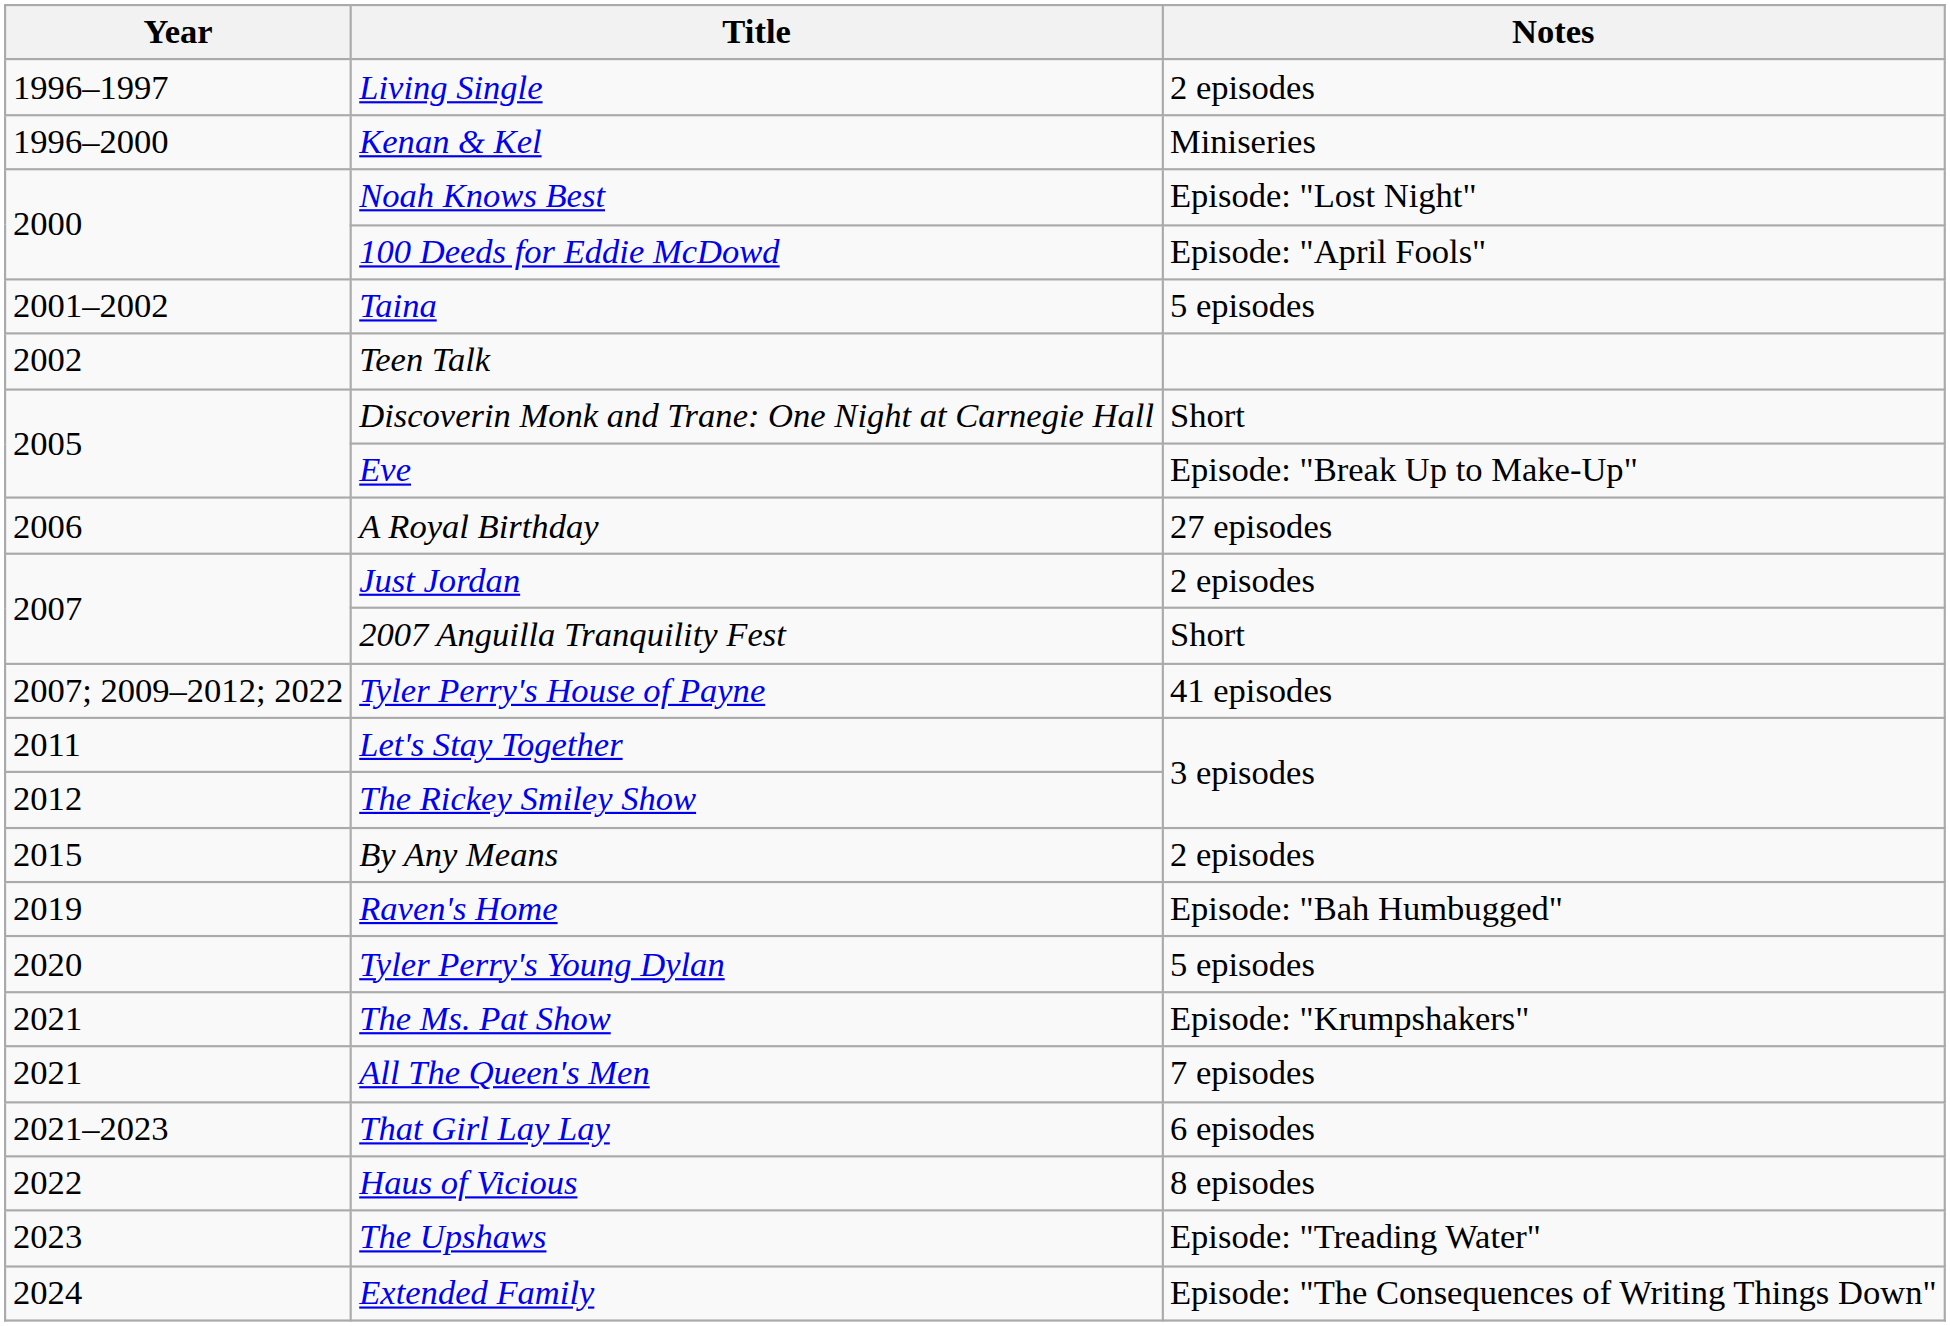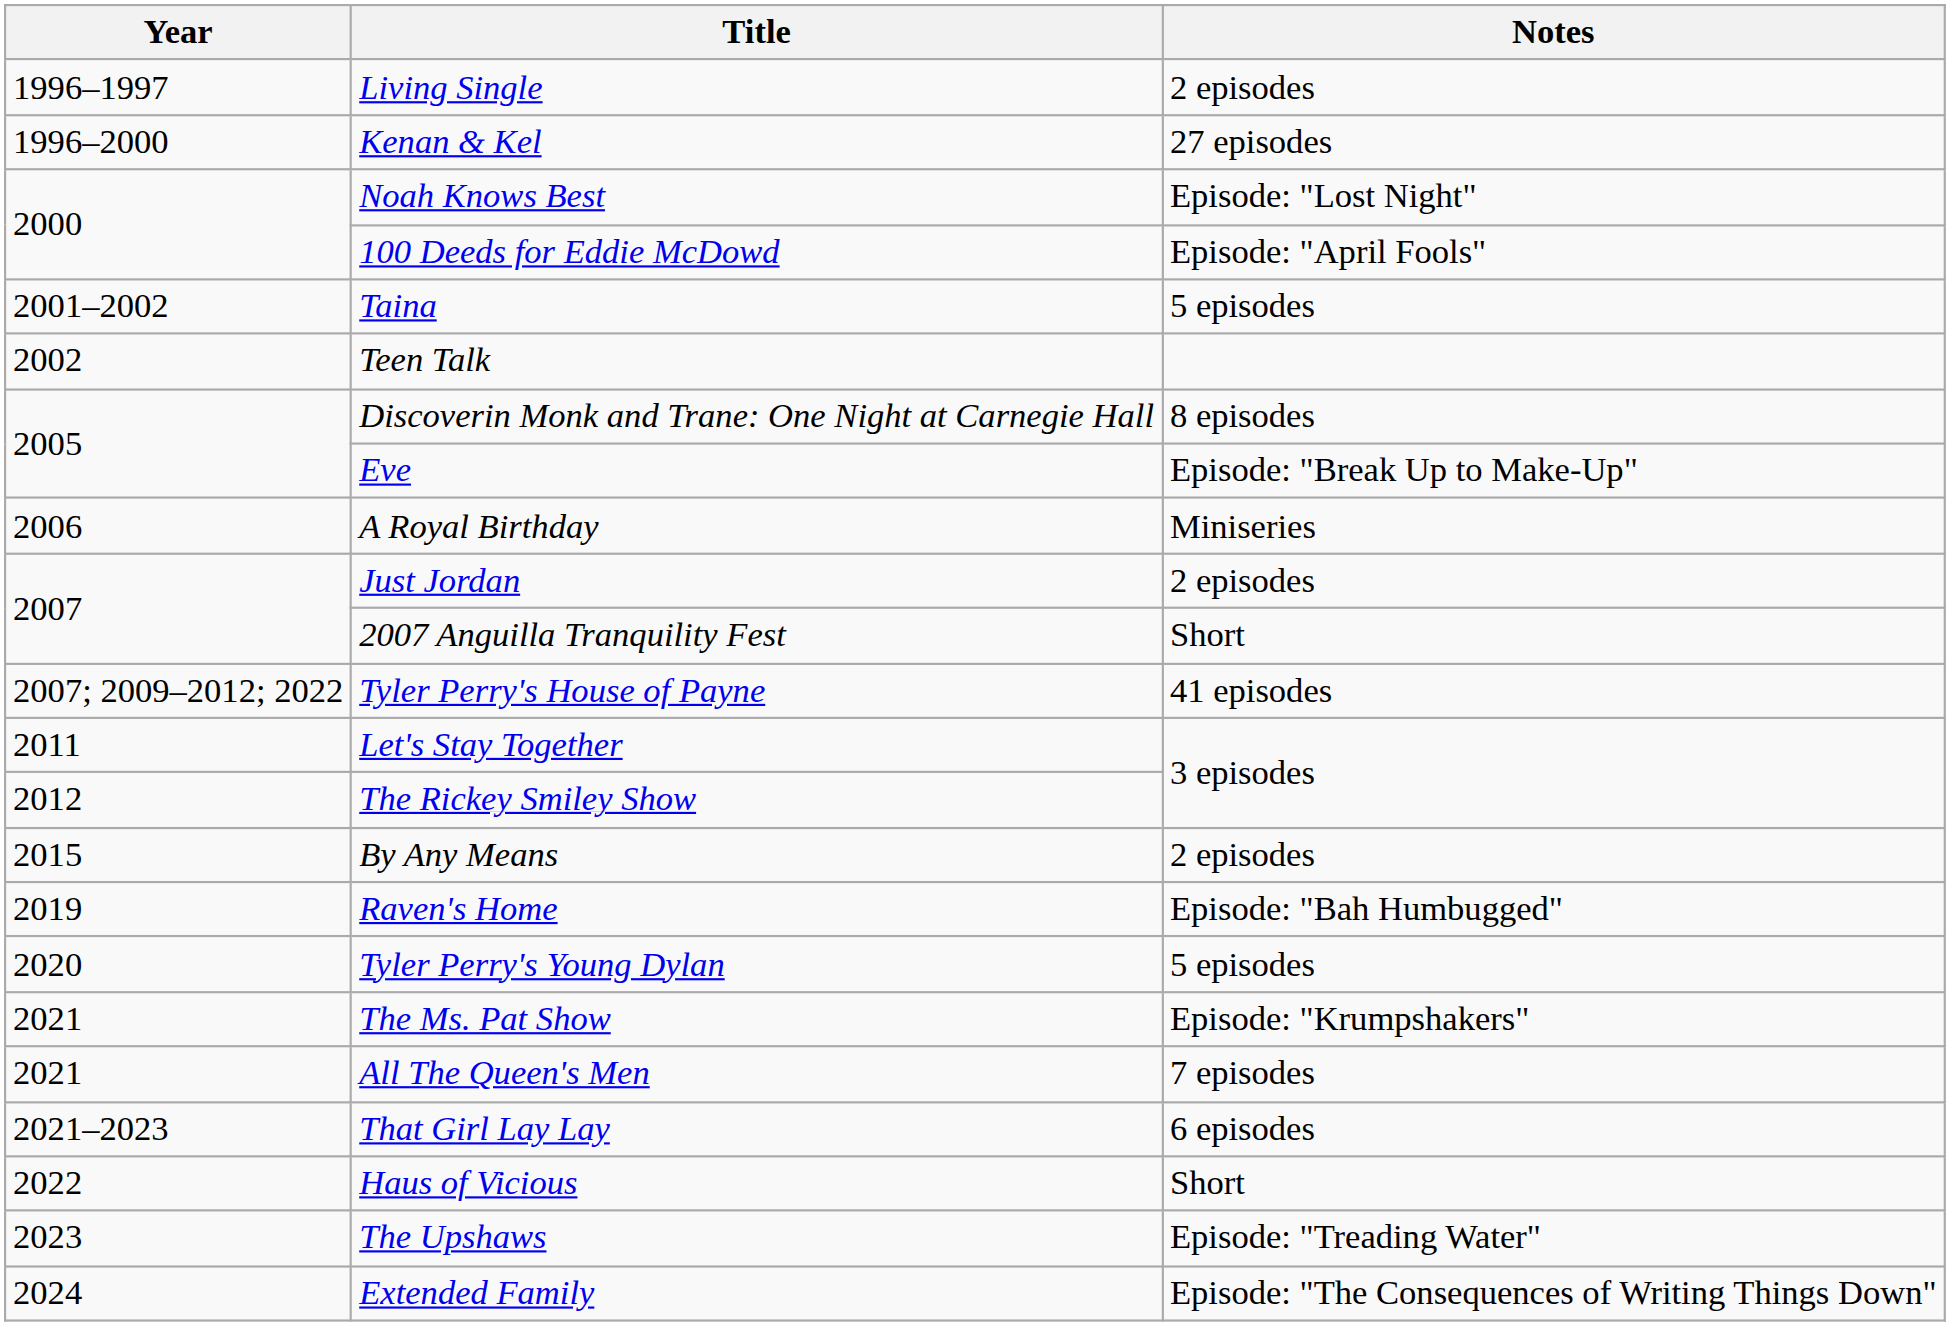(1243, 141) Miniseries -> (1251, 141) 27 episodes
(1207, 415) Short -> (1242, 415) 8 episodes
(1251, 525) 27 episodes -> (1243, 525) Miniseries
(1242, 1182) 8 episodes -> (1207, 1182) Short
